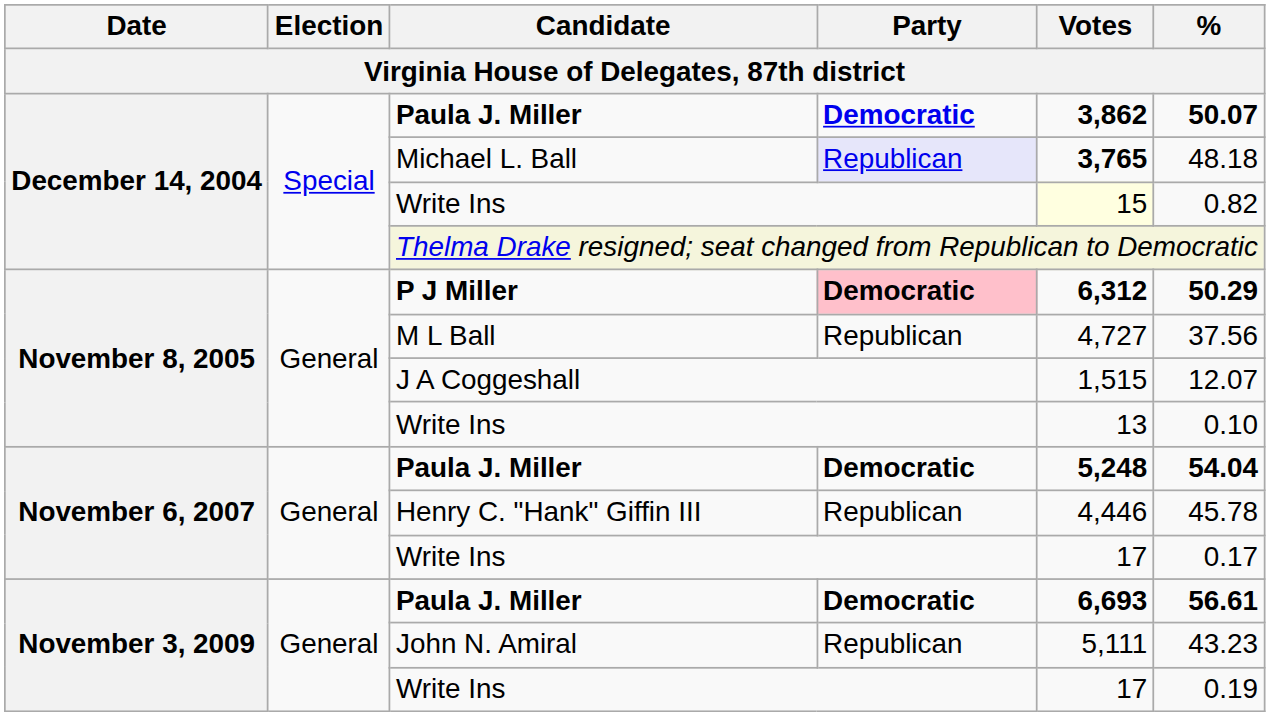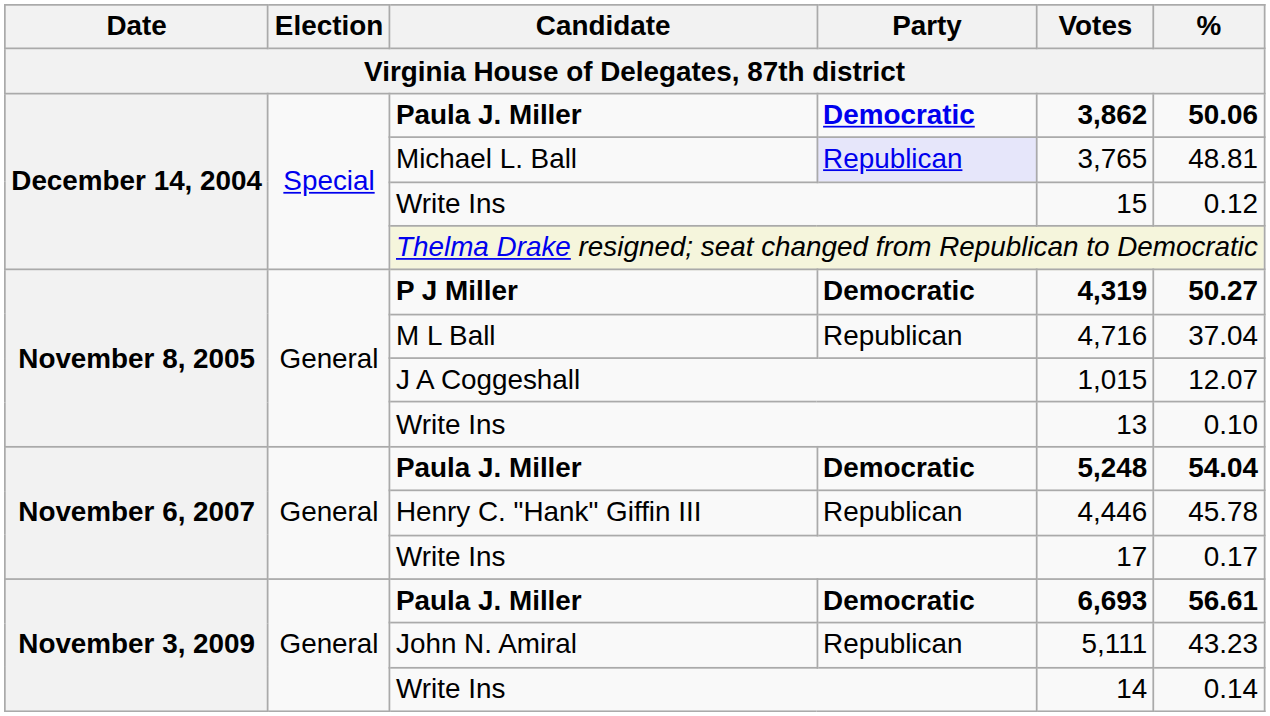(1223, 114) 50.07 -> (1223, 114) 50.06
(1112, 159) bold -> (1112, 159) normal
(1223, 159) 48.18 -> (1223, 159) 48.81
(1132, 203) lightyellow background -> (1132, 203) no background
(1231, 203) 0.82 -> (1231, 203) 0.12
(899, 291) pink background -> (899, 291) no background
(1112, 291) 6,312 -> (1112, 291) 4,319
(1223, 291) 50.29 -> (1223, 291) 50.27
(1112, 335) 4,727 -> (1112, 335) 4,716
(1223, 335) 37.56 -> (1223, 335) 37.04
(1112, 379) 1,515 -> (1112, 379) 1,015
(1132, 688) 17 -> (1132, 688) 14
(1231, 688) 0.19 -> (1231, 688) 0.14
